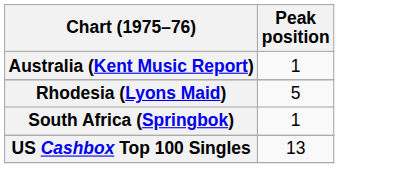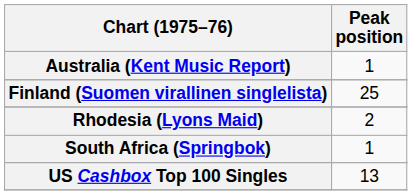+ row: (168, 93)
(296, 93) 5 -> (369, 120) 2
